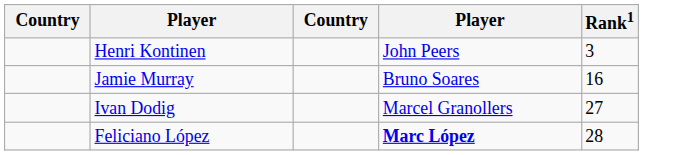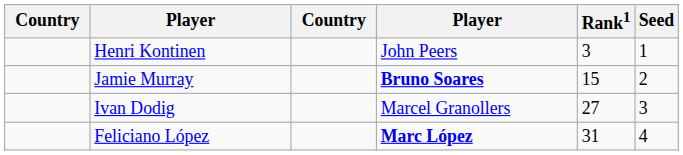+ column: (656, 20)
(431, 79) normal -> (432, 79) bold
(594, 79) 16 -> (591, 79) 15
(594, 136) 28 -> (591, 136) 31
